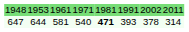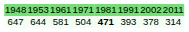(83, 22) 540 -> (83, 22) 504
